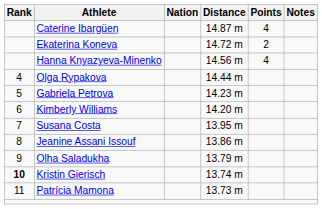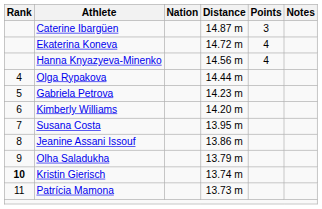(266, 28) 4 -> (266, 28) 3
(266, 45) 2 -> (266, 45) 4
